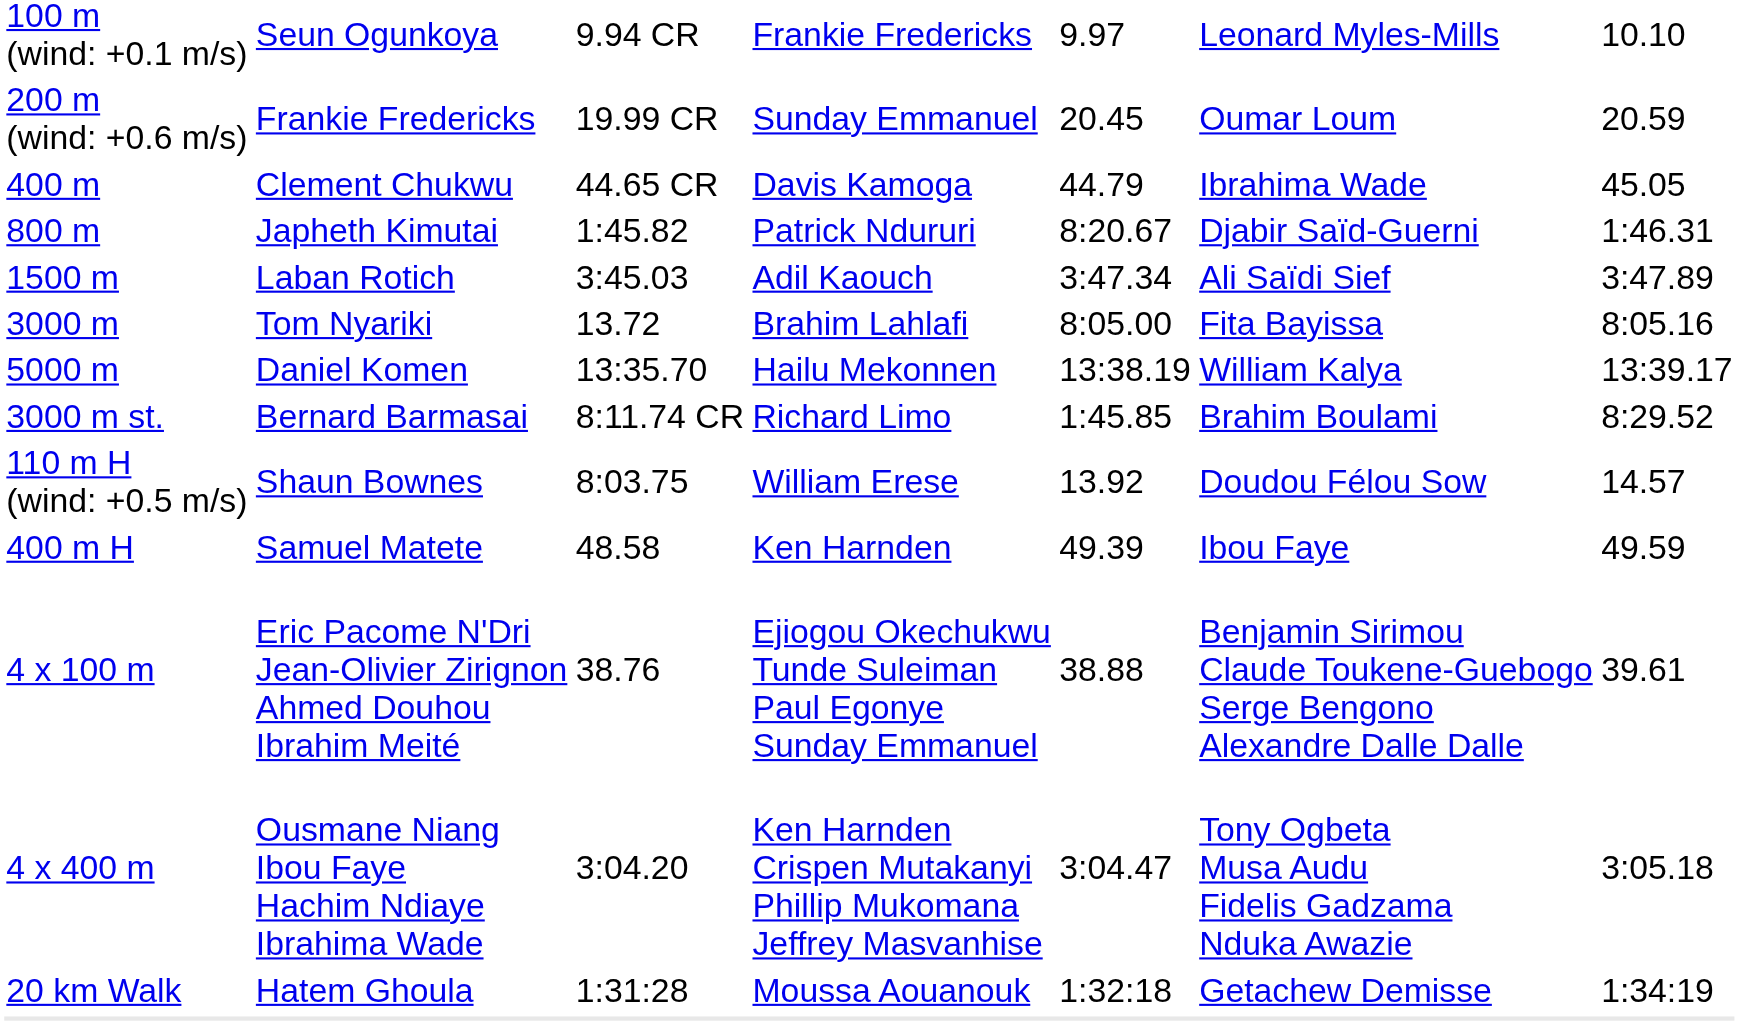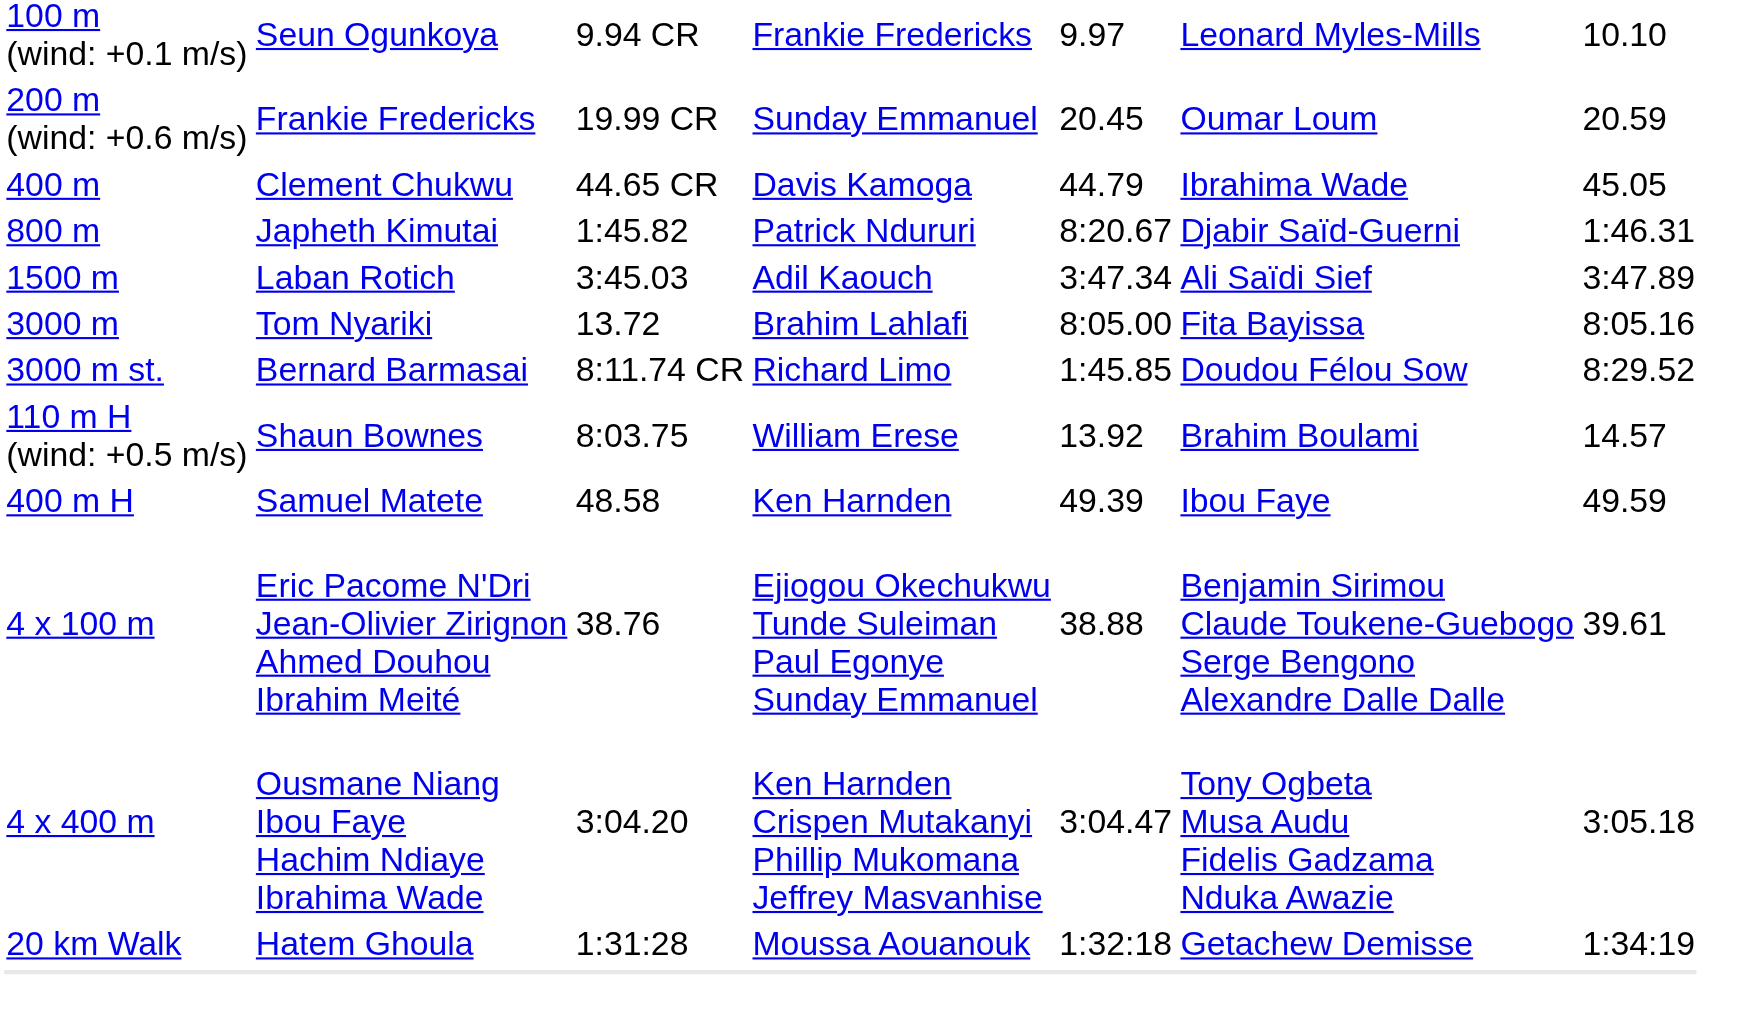- row: (63, 370)
(1318, 416) Brahim Boulami -> (1324, 370) Doudou Félou Sow
(1343, 482) Doudou Félou Sow -> (1300, 435) Brahim Boulami
